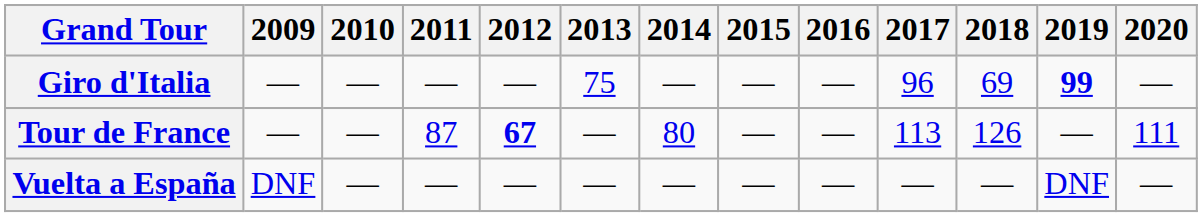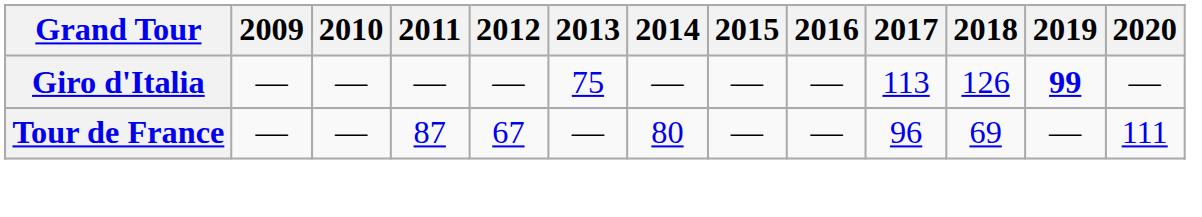(918, 81) 96 -> (906, 81) 113
(997, 81) 69 -> (986, 81) 126
(520, 132) bold -> (508, 132) normal
(918, 132) 113 -> (906, 132) 96
(997, 132) 126 -> (986, 132) 69
- row: (124, 183)
